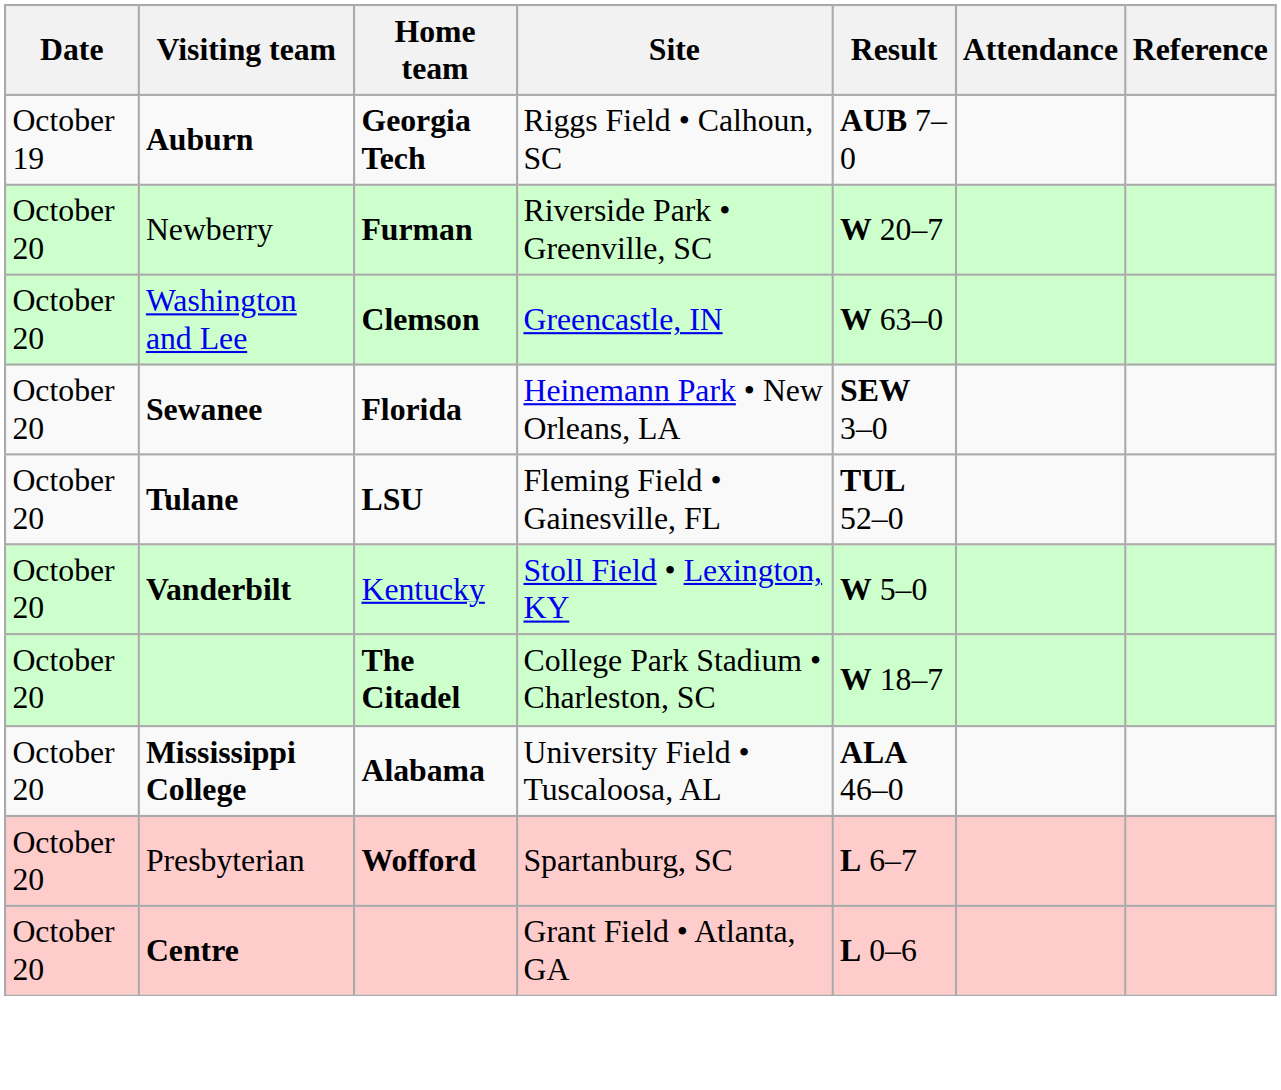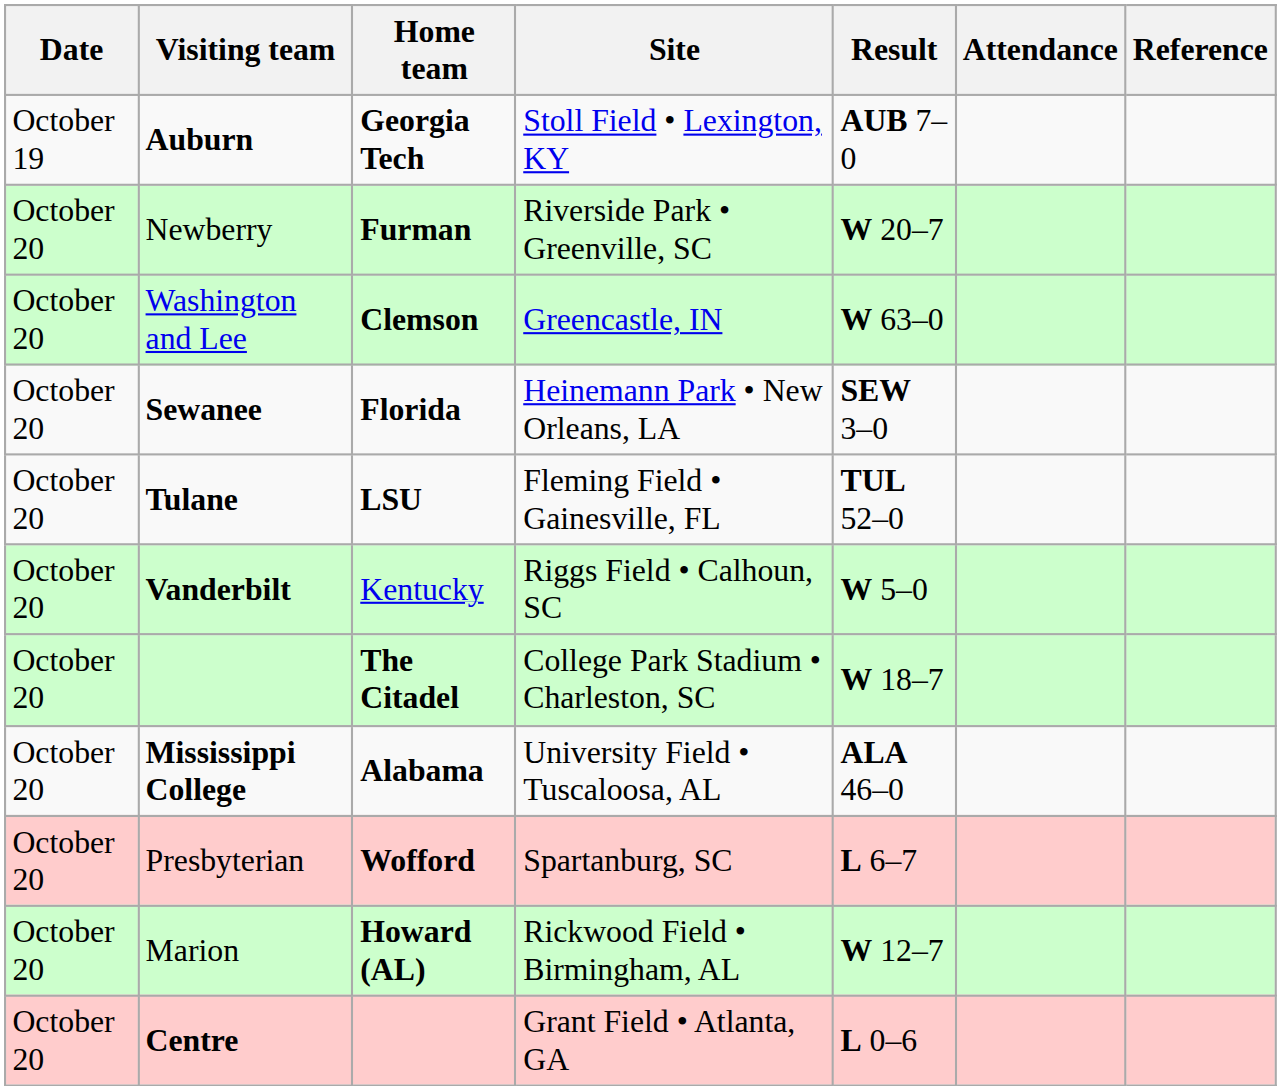(668, 139) Riggs Field • Calhoun, SC -> (673, 139) Stoll Field • Lexington, KY
(673, 589) Stoll Field • Lexington, KY -> (668, 589) Riggs Field • Calhoun, SC
+ row: (192, 949)
